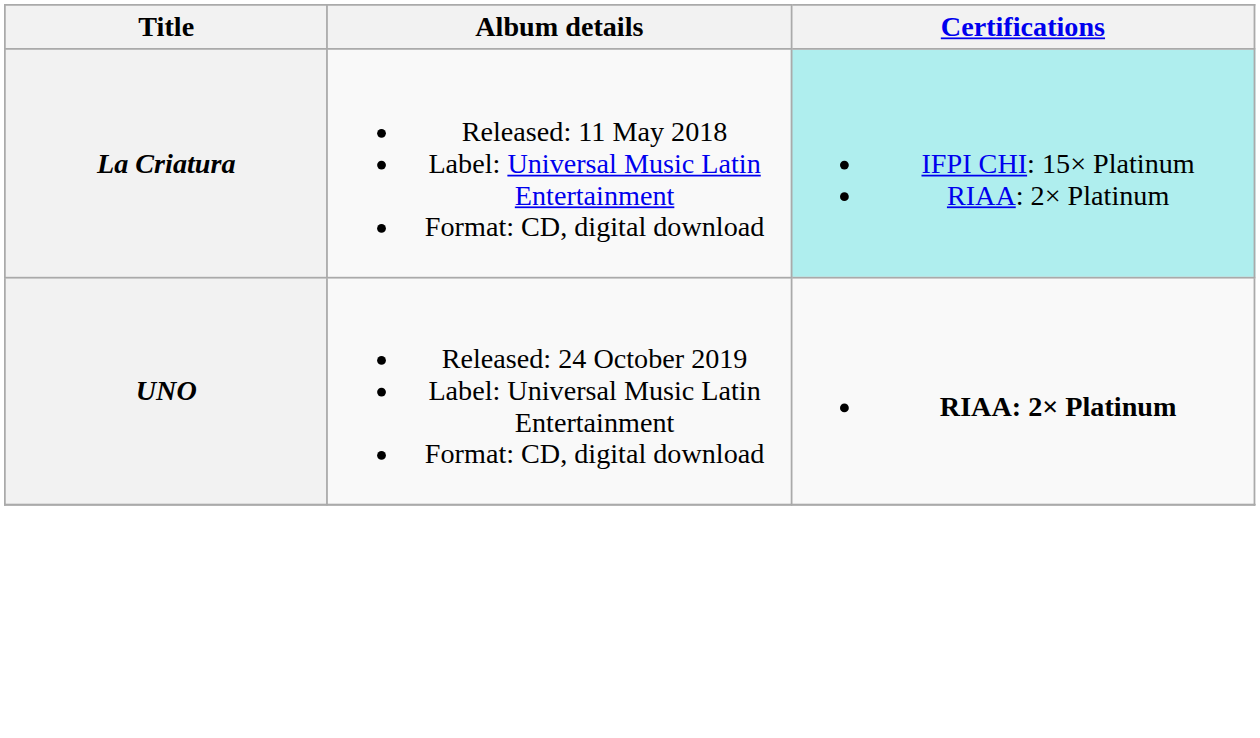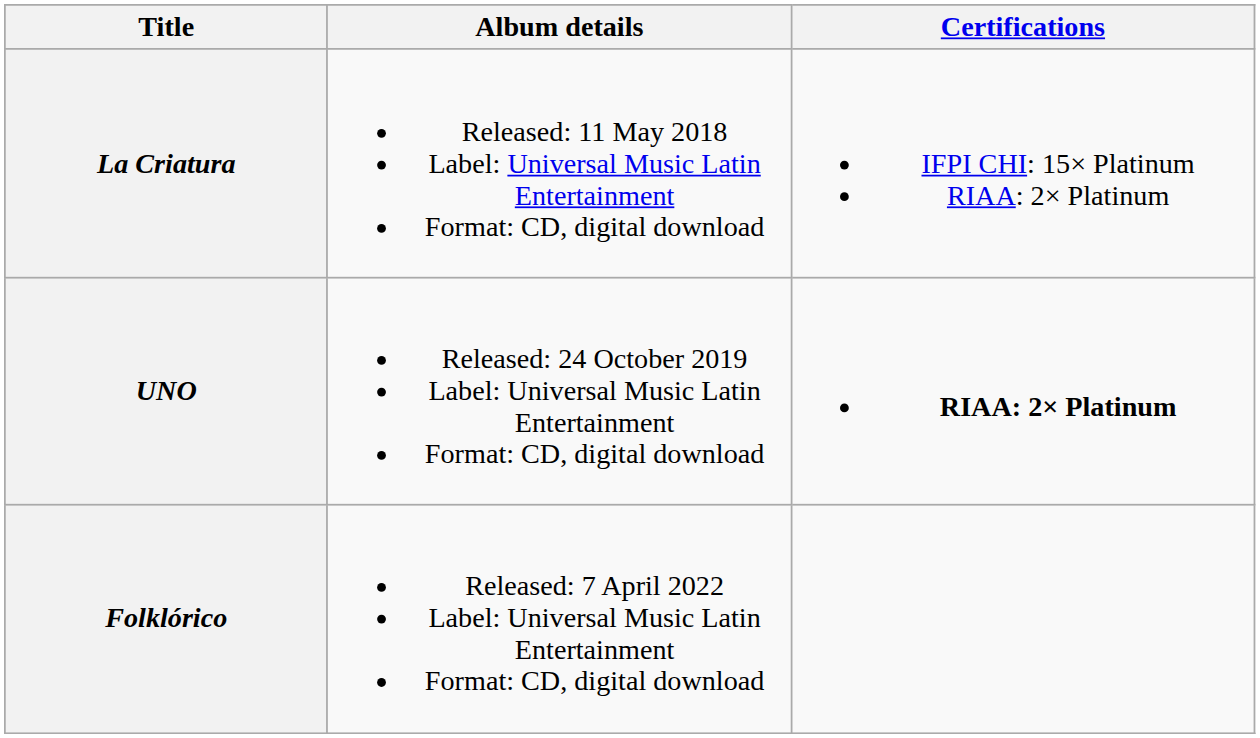(1023, 179) paleturquoise background -> (1023, 179) no background
+ row: (166, 618)
